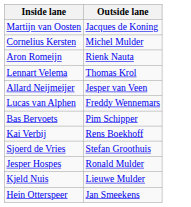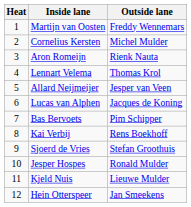+ column: (16, 12)
(122, 27) Jacques de Koning -> (147, 27) Freddy Wennemars
(123, 103) Freddy Wennemars -> (146, 103) Jacques de Koning
